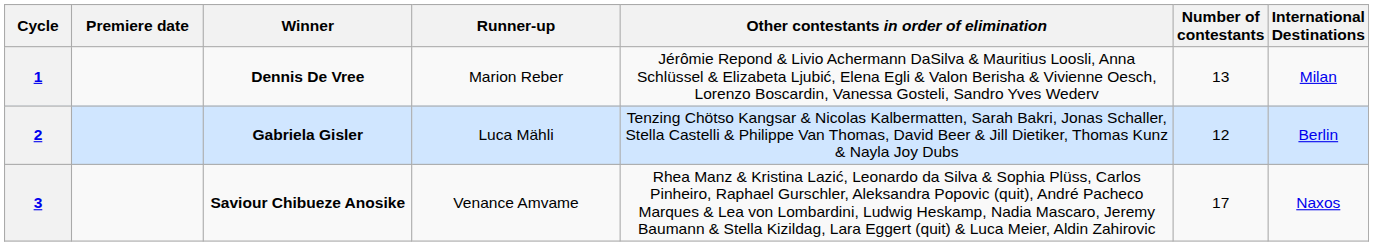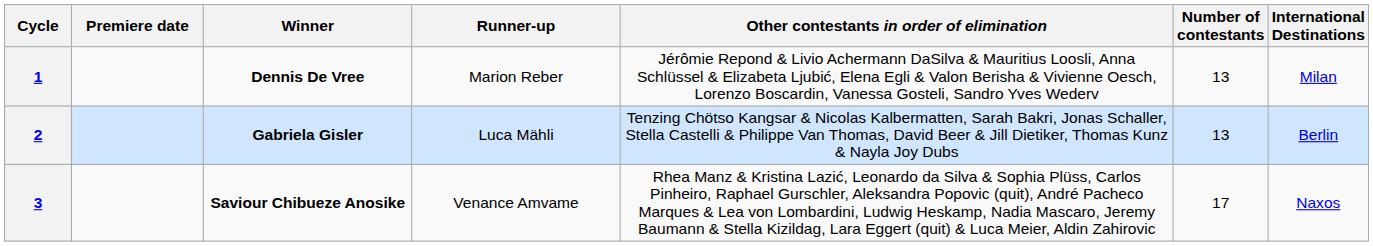(1221, 135) 12 -> (1221, 135) 13
